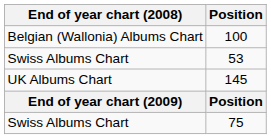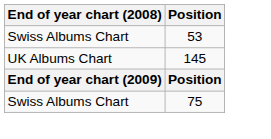- row: (236, 36)
